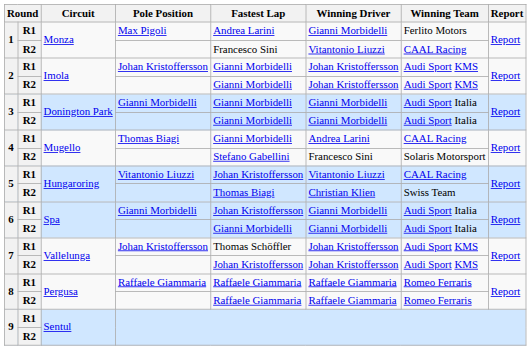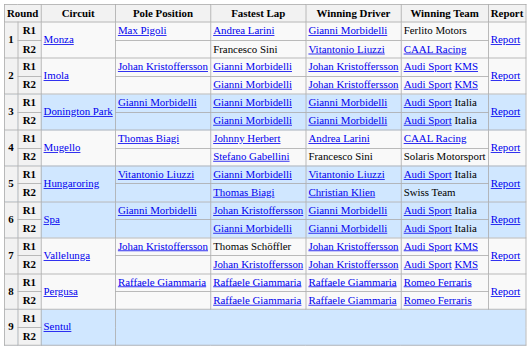(253, 138) Gianni Morbidelli -> (247, 138) Johnny Herbert
(258, 174) Johan Kristoffersson -> (253, 174) Gianni Morbidelli
(435, 174) CAAL Racing -> (440, 174) Audi Sport Italia
